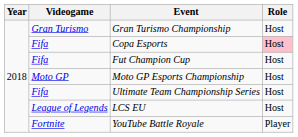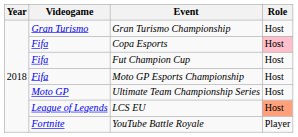(50, 76) Moto GP -> (40, 76) Fifa
(40, 92) Fifa -> (50, 92) Moto GP
(274, 108) no background -> (274, 108) lightsalmon background
